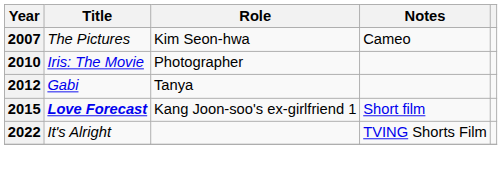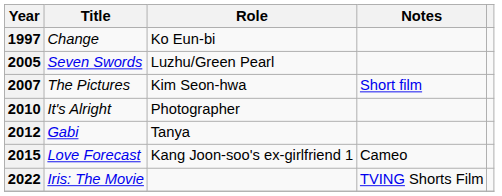+ row: (24, 39)
+ row: (24, 62)
(387, 39) Cameo -> (391, 86) Short film
(96, 62) Iris: The Movie -> (79, 109) It's Alright
(97, 109) bold -> (94, 156) normal
(394, 109) Short film -> (384, 156) Cameo
(79, 132) It's Alright -> (96, 179) Iris: The Movie
